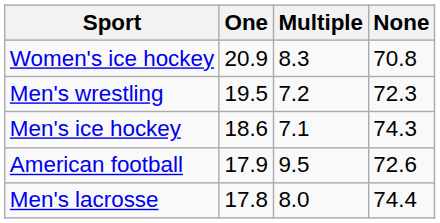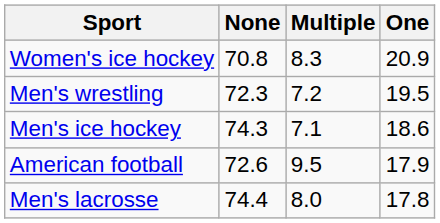columns swapped: (246, 22) <-> (401, 22)
